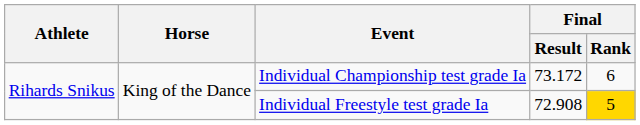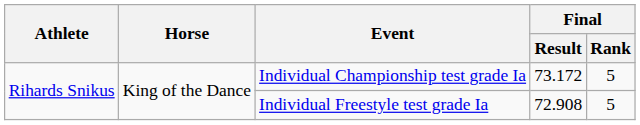(611, 76) 6 -> (611, 76) 5
(611, 105) gold background -> (611, 105) no background
